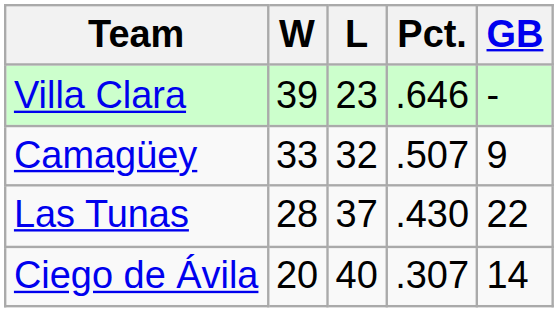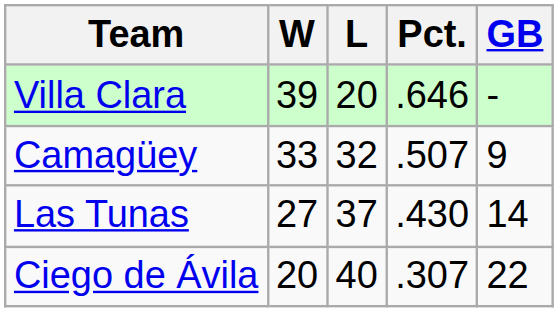(357, 94) 23 -> (357, 94) 20
(297, 214) 28 -> (297, 214) 27
(508, 214) 22 -> (508, 214) 14
(508, 275) 14 -> (508, 275) 22
